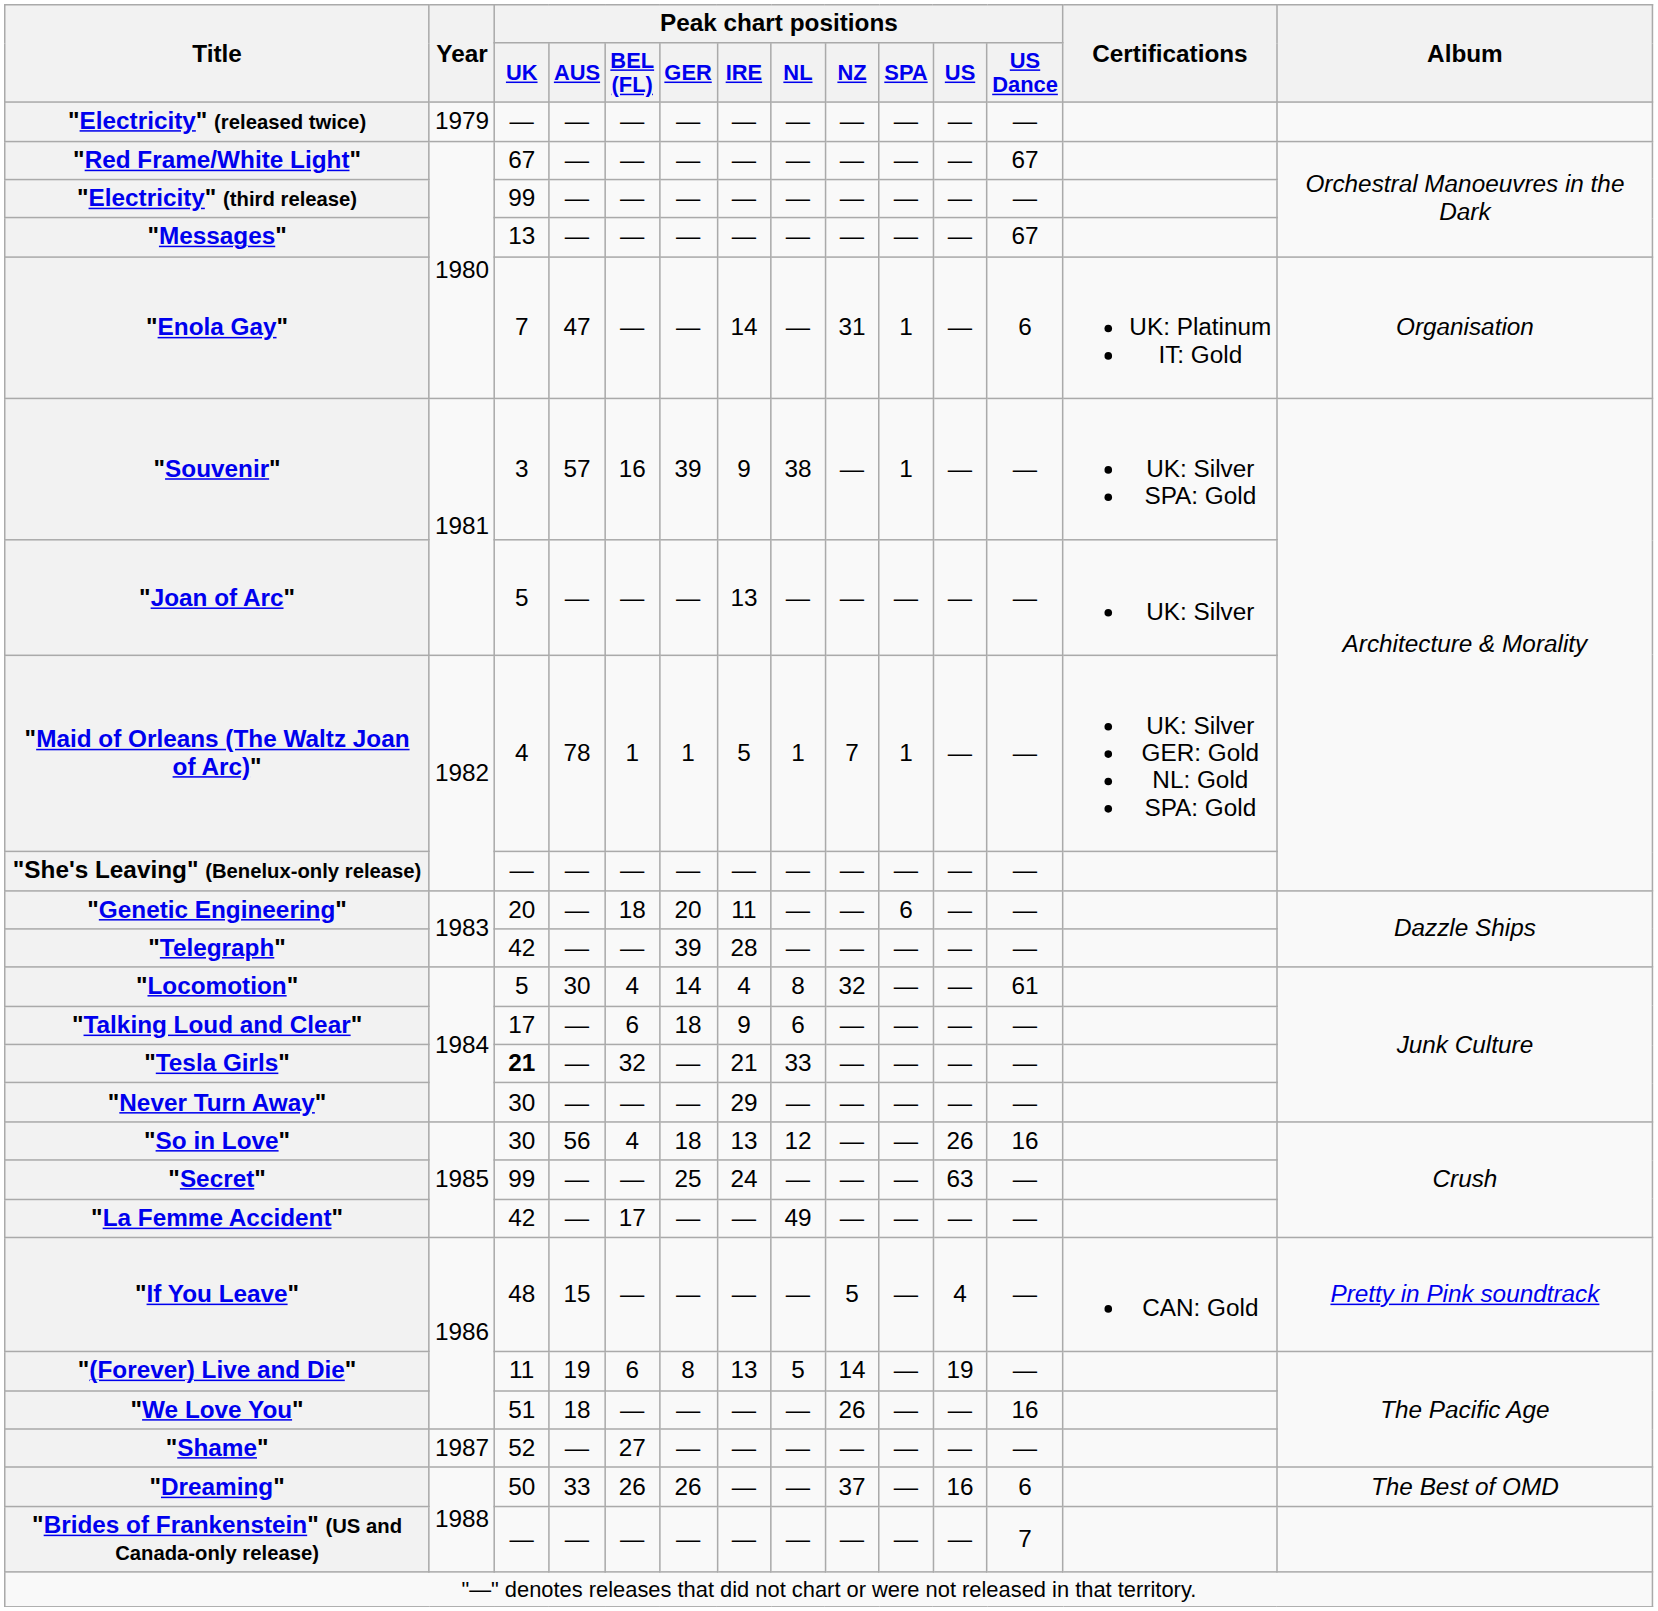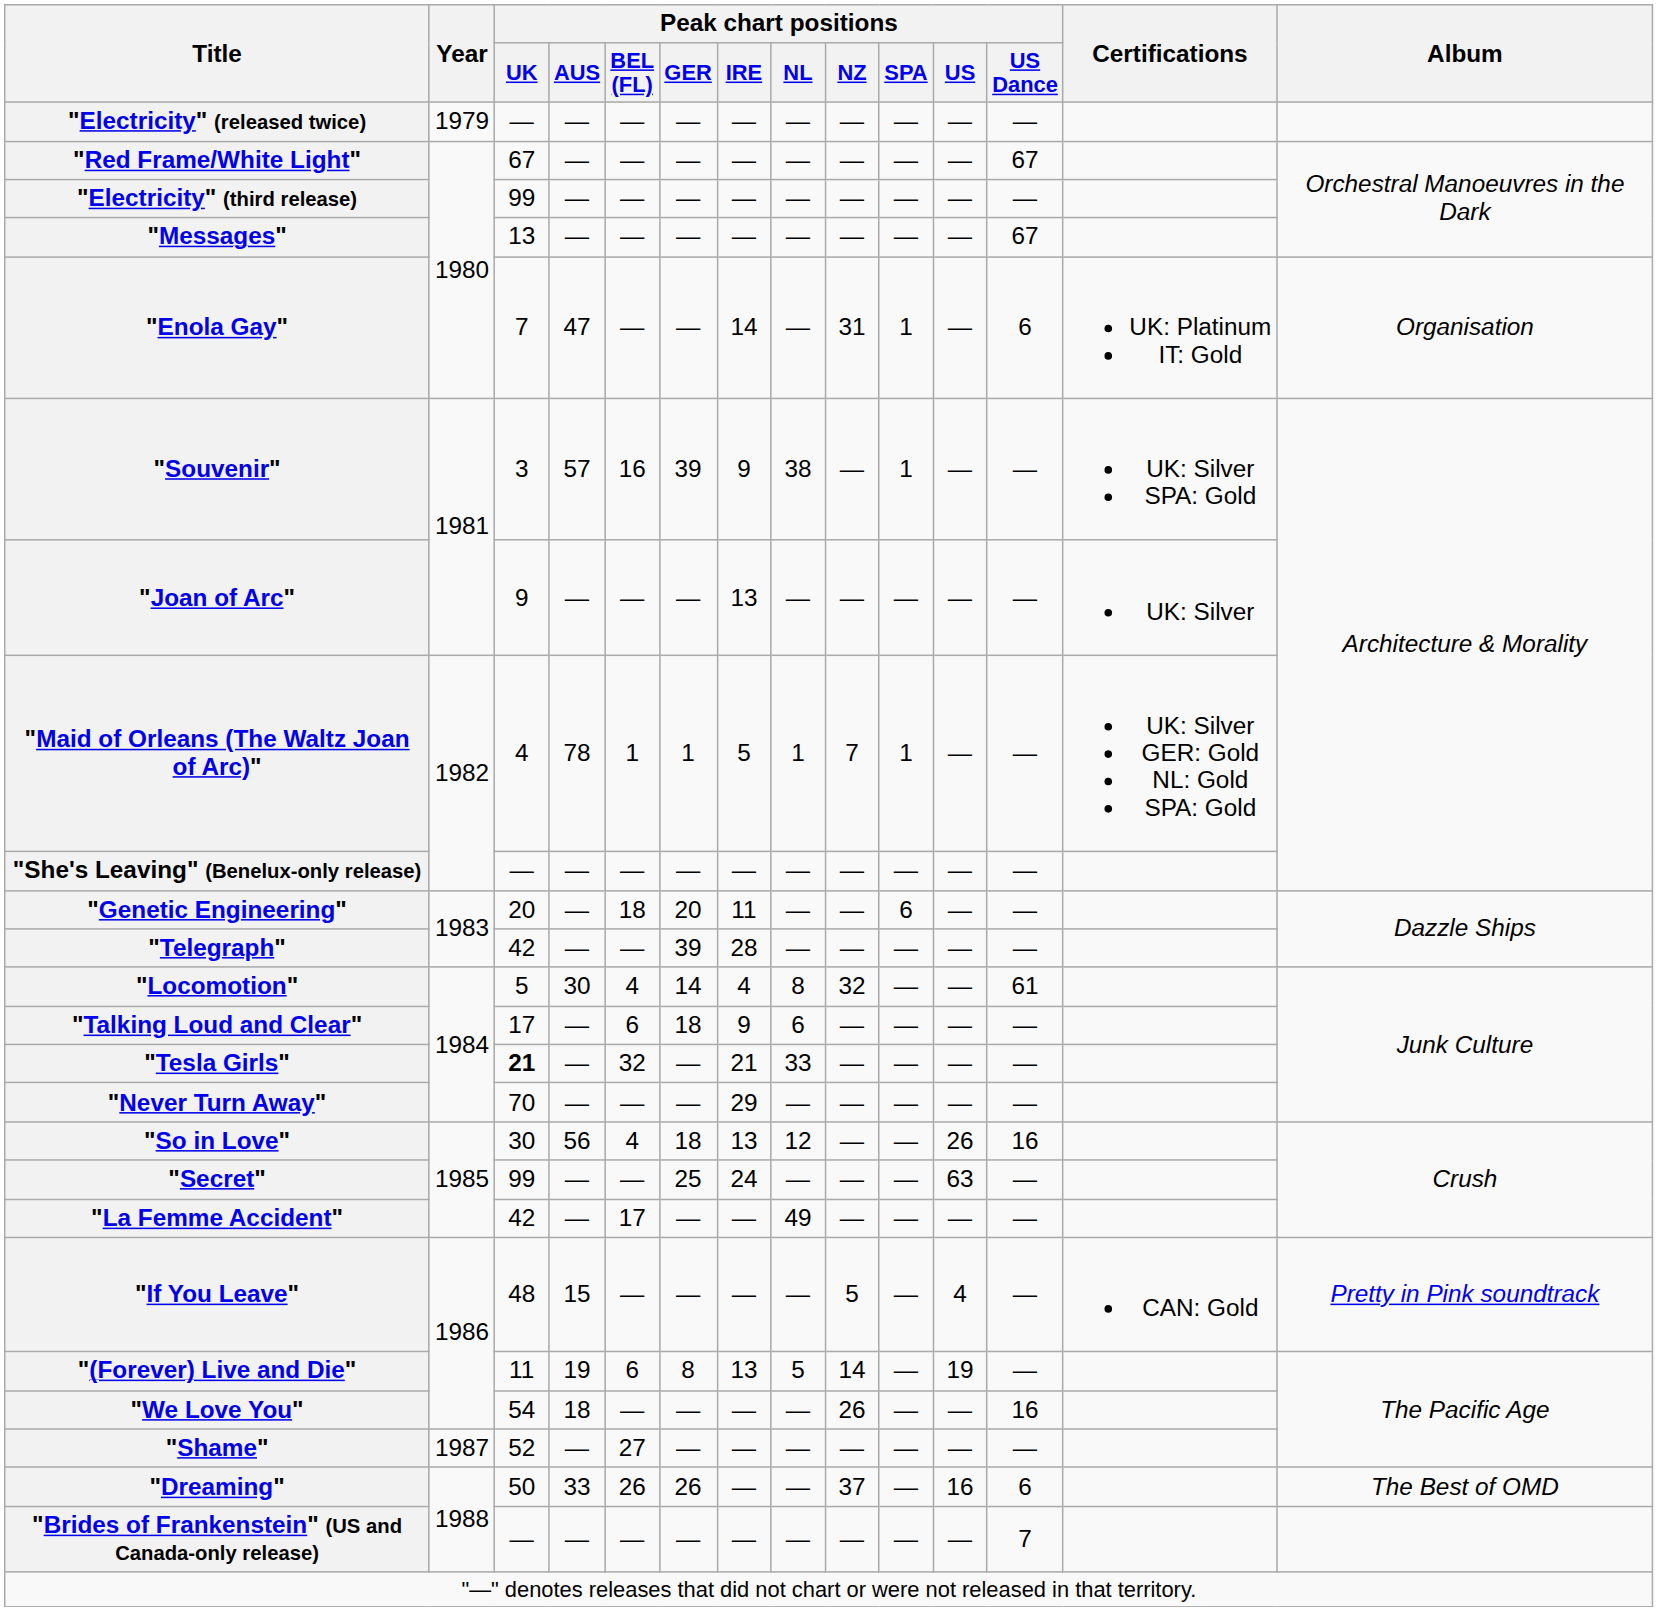(522, 597) 5 -> (522, 597) 9
(522, 1102) 30 -> (522, 1102) 70
(522, 1409) 51 -> (522, 1409) 54
